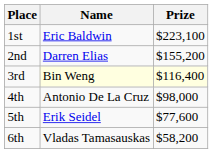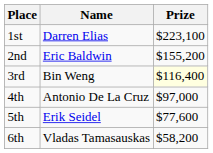(77, 35) Eric Baldwin -> (75, 35) Darren Elias
(75, 55) Darren Elias -> (77, 55) Eric Baldwin
(69, 76) lightyellow background -> (69, 76) no background
(177, 96) $98,000 -> (177, 96) $97,000
